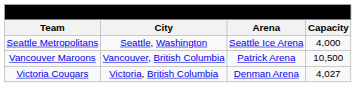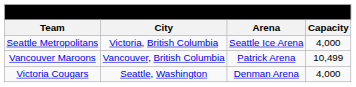(164, 43) Seattle, Washington -> (164, 43) Victoria, British Columbia
(328, 58) 10,500 -> (328, 58) 10,499
(164, 74) Victoria, British Columbia -> (164, 74) Seattle, Washington
(328, 74) 4,027 -> (328, 74) 4,000
